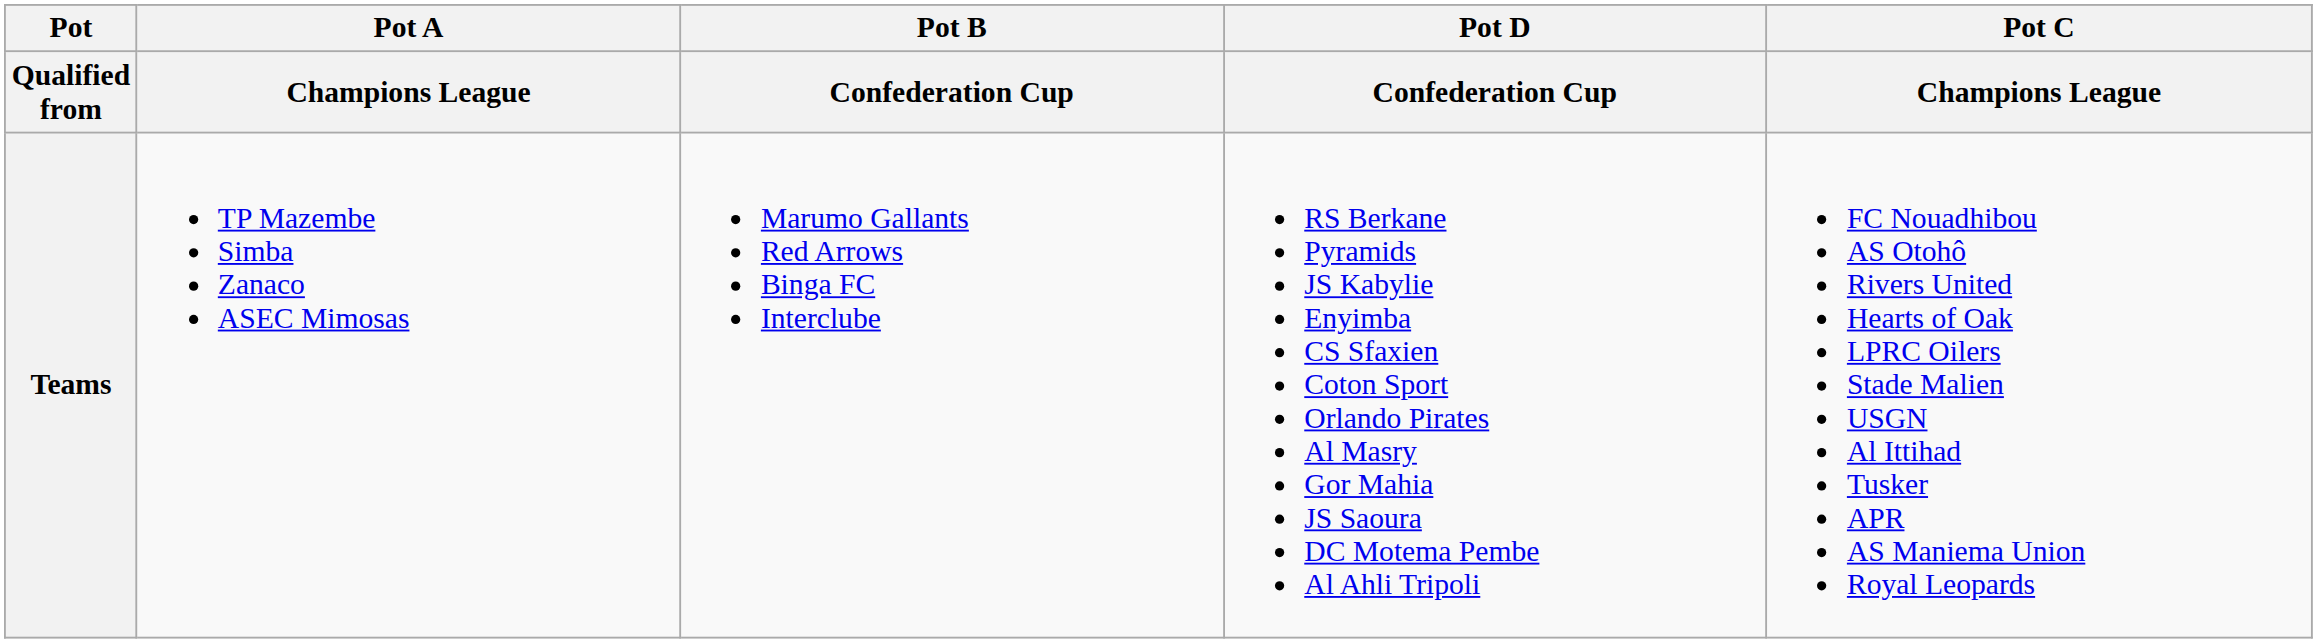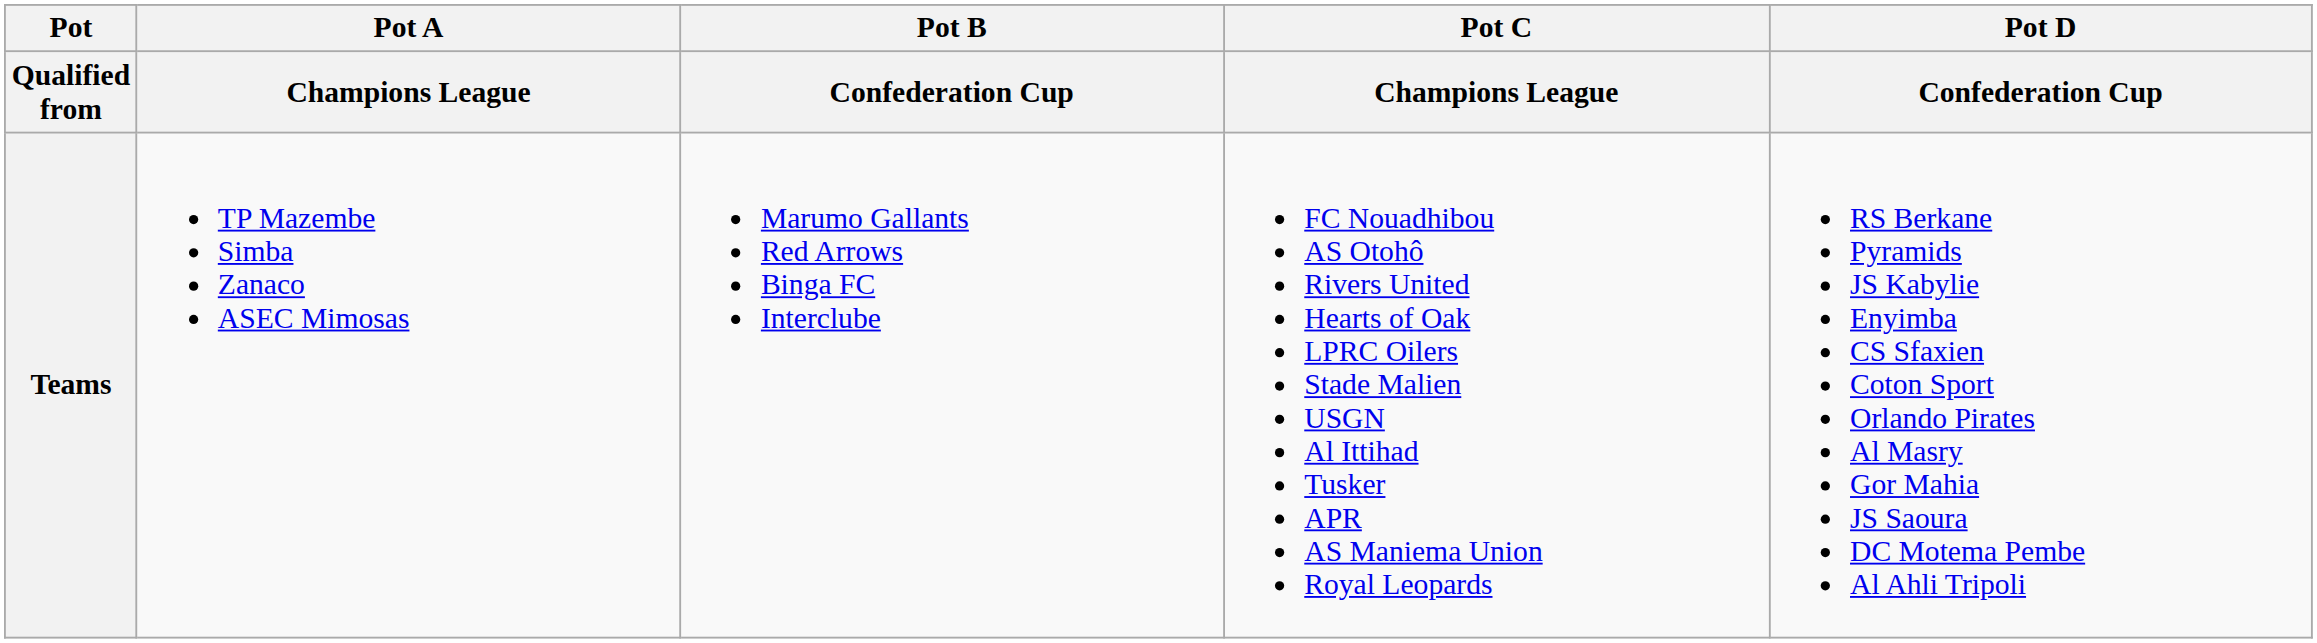columns swapped: (2039, 91) <-> (1495, 91)
